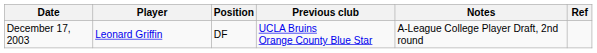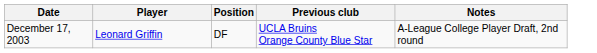- column: (580, 13)
